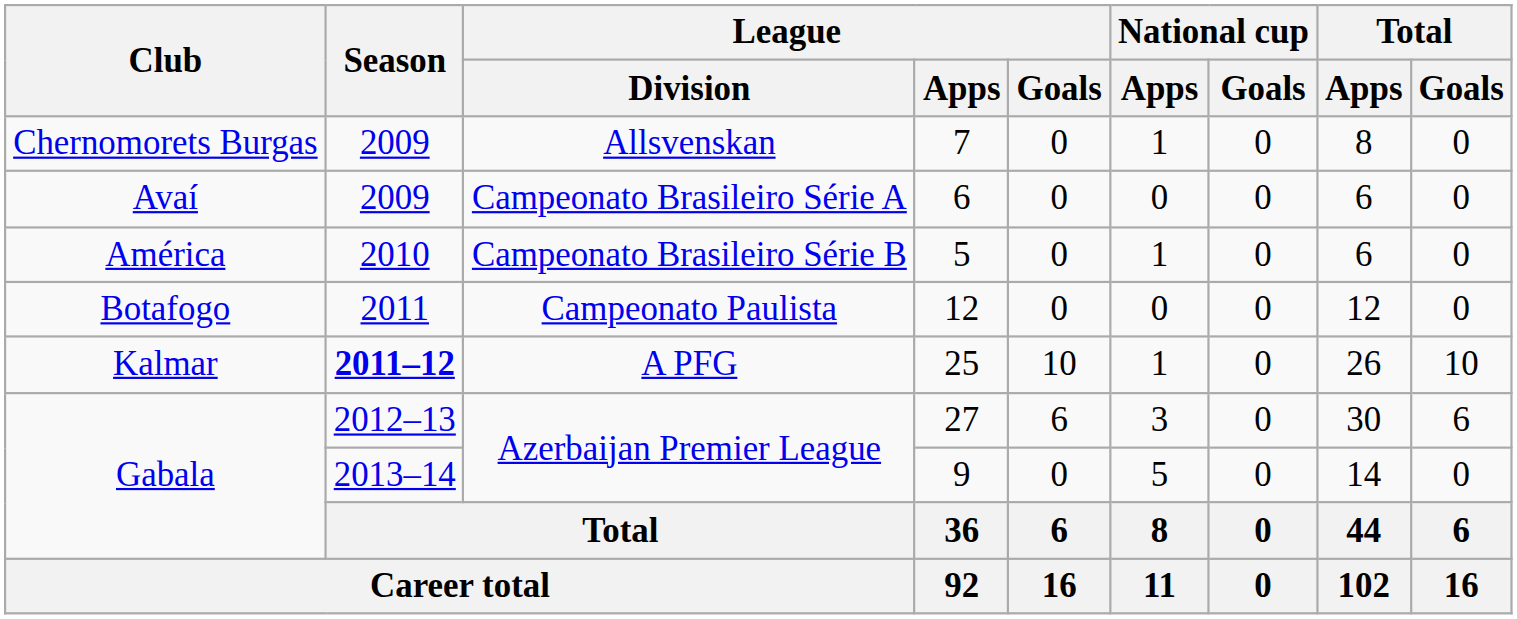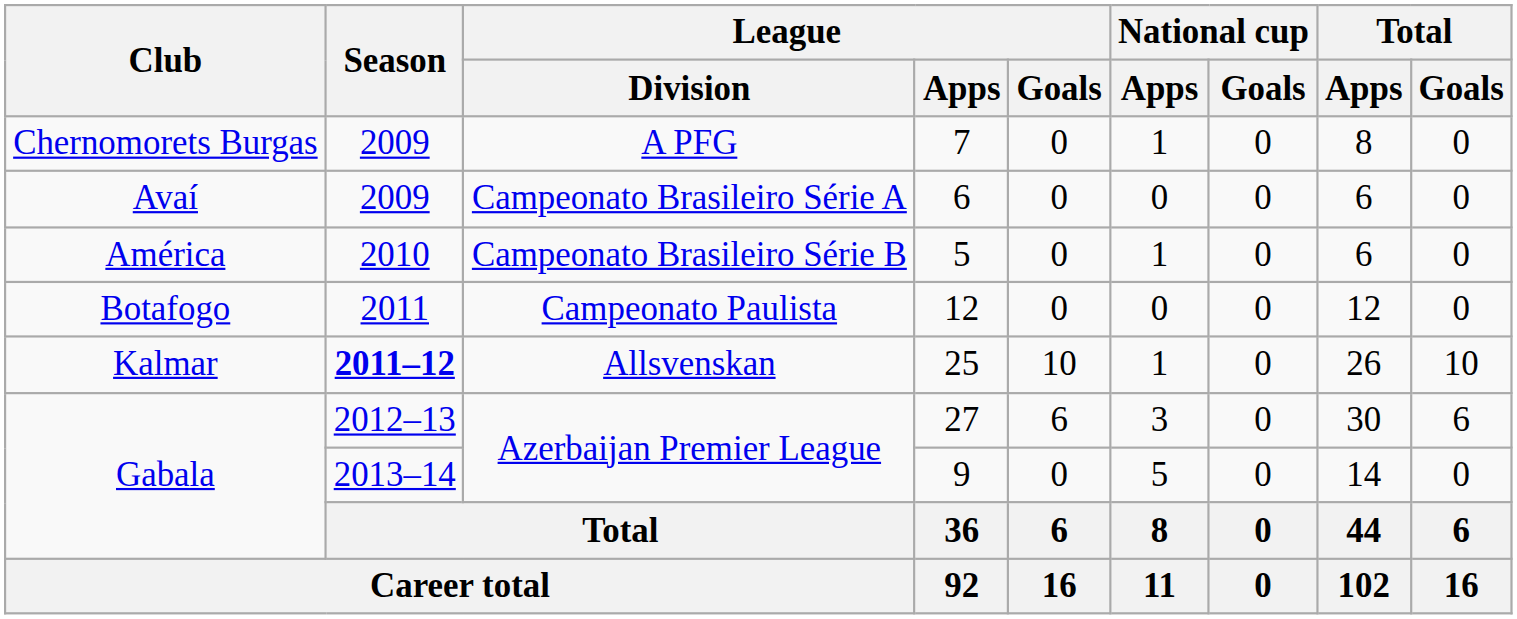(689, 142) Allsvenskan -> (689, 142) A PFG
(689, 364) A PFG -> (689, 364) Allsvenskan
